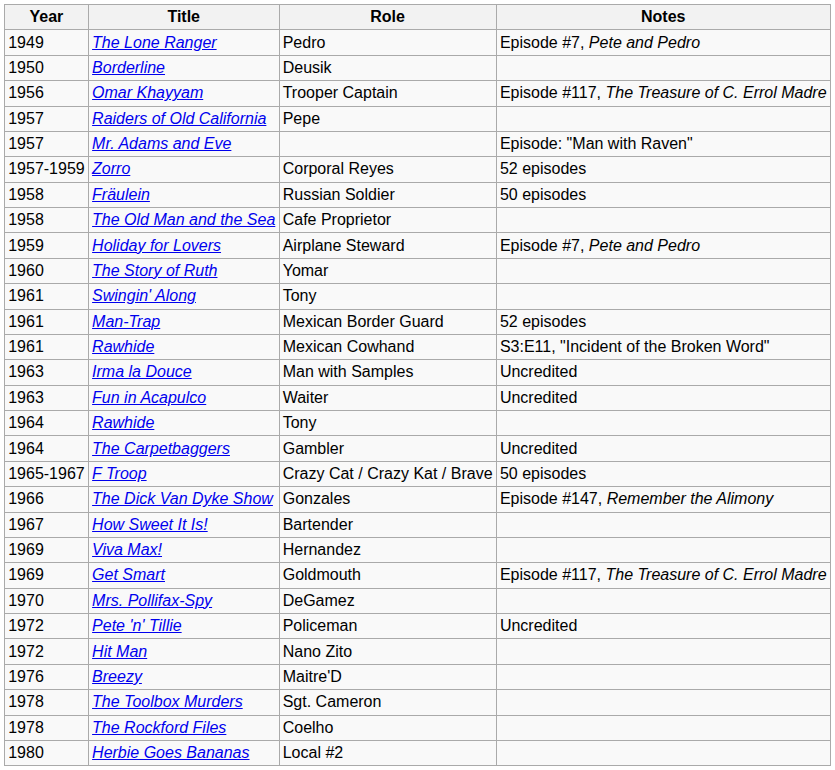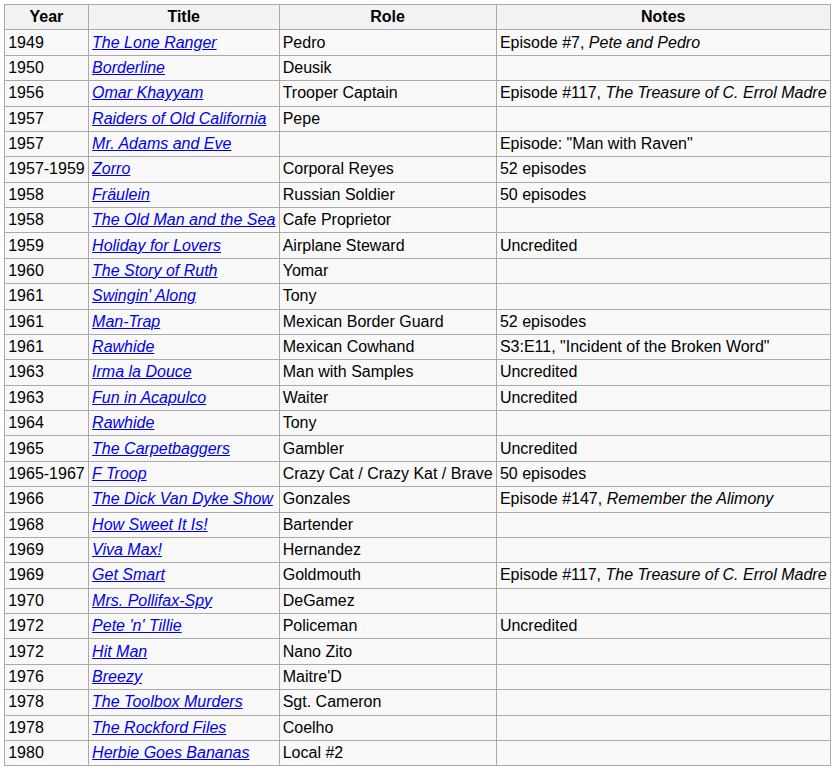(600, 245) Episode #7, Pete and Pedro -> (539, 245) Uncredited
(26, 448) 1964 -> (26, 448) 1965
(26, 524) 1967 -> (26, 524) 1968
